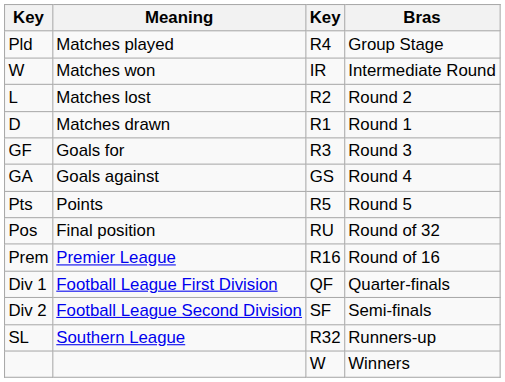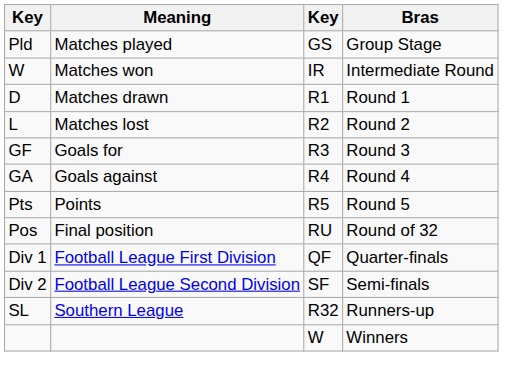(320, 44) R4 -> (320, 44) GS
rows swapped: (14, 124) <-> (13, 97)
(322, 177) GS -> (319, 177) R4
- row: (28, 257)
